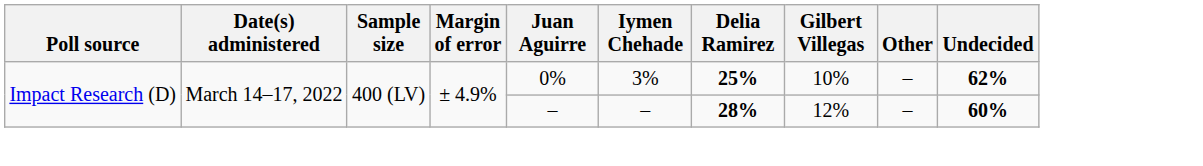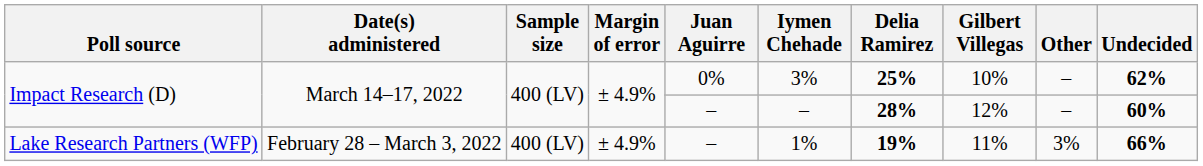+ row: (134, 144)
